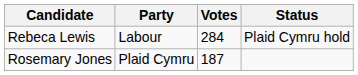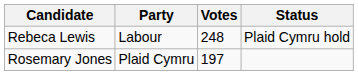(212, 37) 284 -> (212, 37) 248
(212, 59) 187 -> (212, 59) 197
